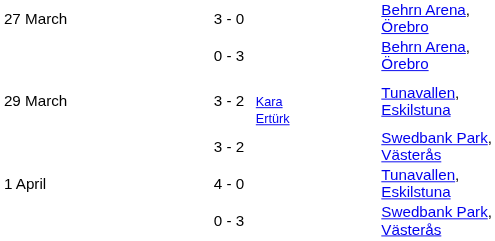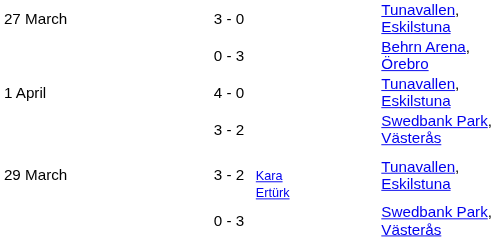(426, 18) Behrn Arena, Örebro -> (420, 18) Tunavallen, Eskilstuna
rows swapped: (36, 101) <-> (25, 184)
